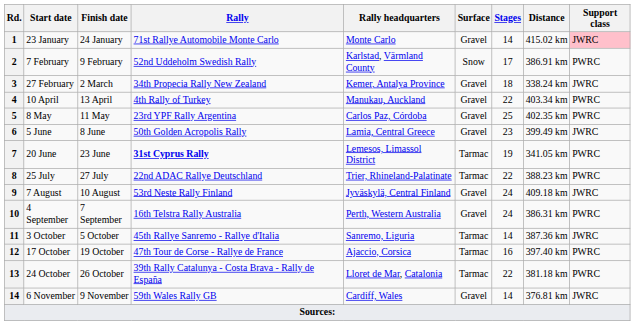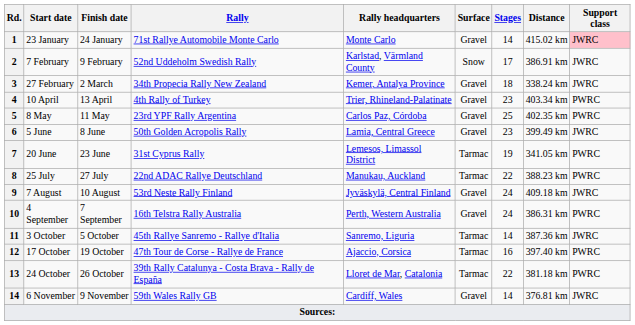(586, 61) PWRC -> (585, 61) JWRC
(386, 99) Manukau, Auckland -> (399, 99) Trier, Rhineland-Palatinate
(508, 99) 22 -> (508, 99) 23
(171, 154) bold -> (169, 154) normal
(399, 175) Trier, Rhineland-Palatinate -> (386, 175) Manukau, Auckland
